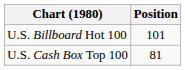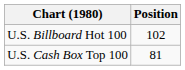(156, 34) 101 -> (156, 34) 102
